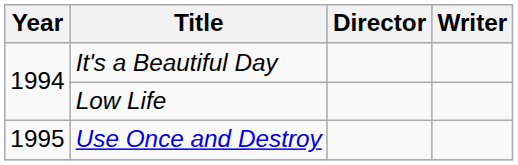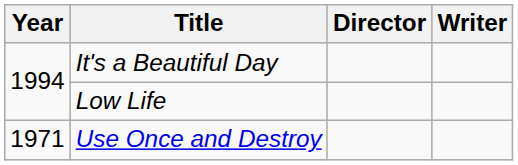(37, 139) 1995 -> (37, 139) 1971
